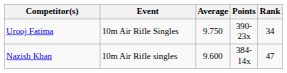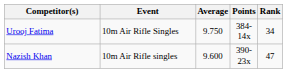(244, 31) 390-23x -> (244, 31) 384-14x
(244, 56) 384-14x -> (244, 56) 390-23x
